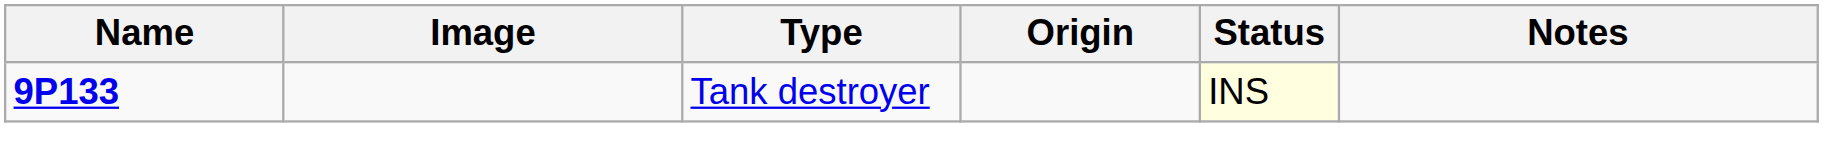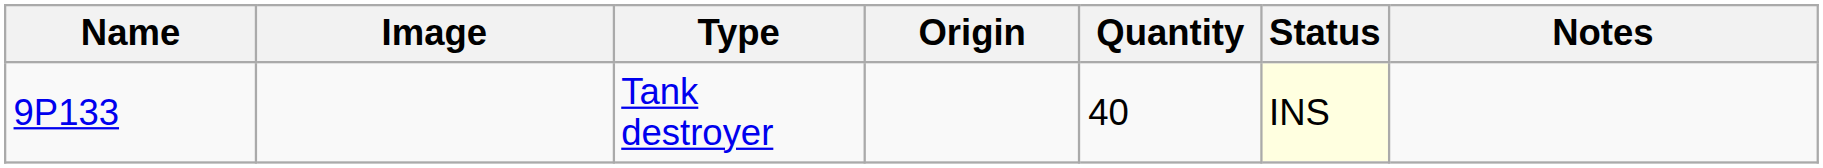+ column: (1170, 33)
(66, 91) bold -> (66, 111) normal
